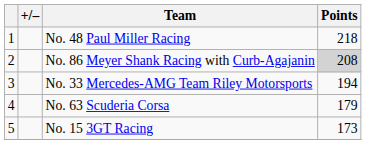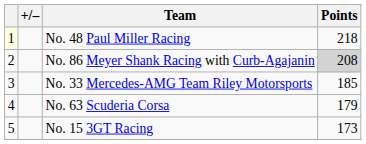(11, 38) no background -> (11, 38) lightyellow background
(347, 83) 194 -> (347, 83) 185
